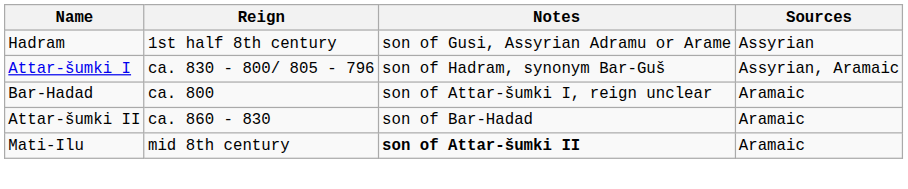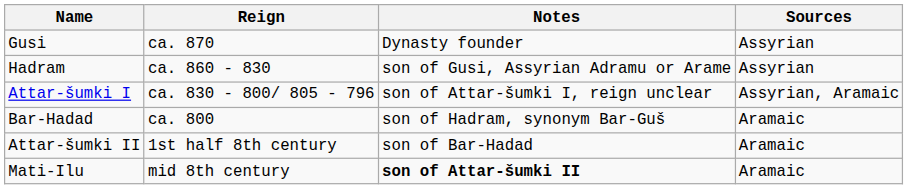+ row: (27, 43)
(242, 43) 1st half 8th century -> (209, 69) ca. 860 - 830
(524, 69) son of Hadram, synonym Bar-Guš -> (547, 94) son of Attar-šumki I, reign unclear
(547, 94) son of Attar-šumki I, reign unclear -> (524, 120) son of Hadram, synonym Bar-Guš
(209, 120) ca. 860 - 830 -> (242, 146) 1st half 8th century
